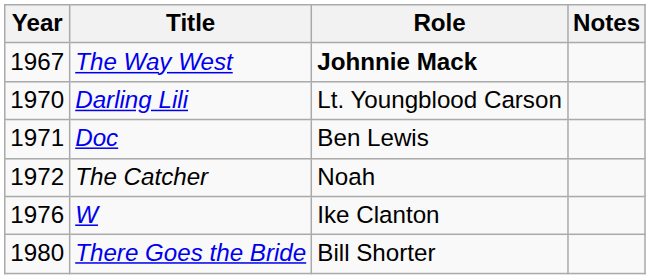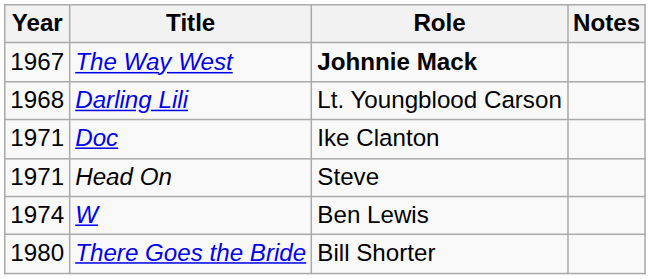(37, 100) 1970 -> (37, 100) 1968
(373, 138) Ben Lewis -> (378, 138) Ike Clanton
+ row: (124, 176)
- row: (142, 176)
(37, 215) 1976 -> (37, 215) 1974
(378, 215) Ike Clanton -> (373, 215) Ben Lewis
